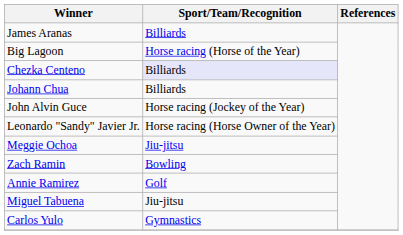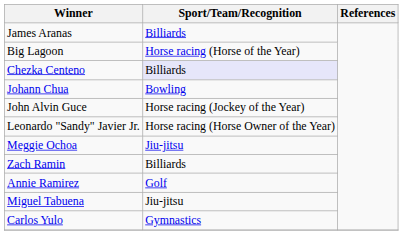(166, 88) Billiards -> (166, 88) Bowling
(166, 164) Bowling -> (166, 164) Billiards
